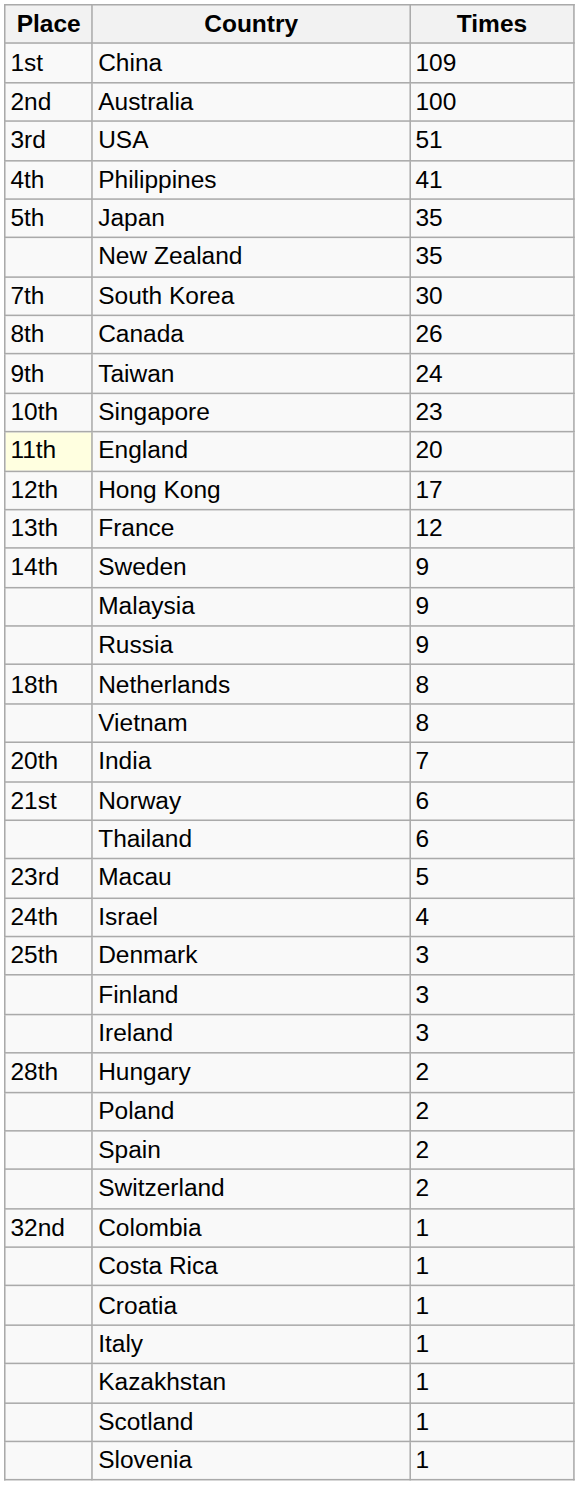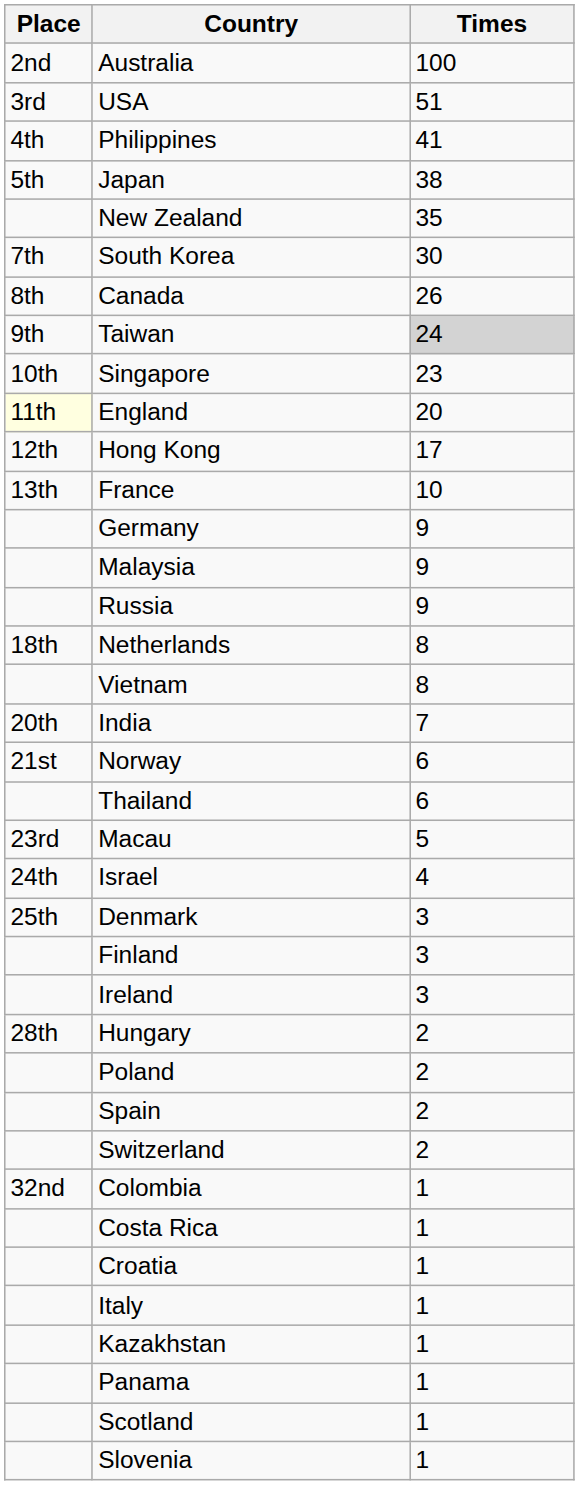- row: (130, 62)
(429, 218) 35 -> (429, 179) 38
(429, 373) no background -> (429, 334) lightgrey background
(429, 528) 12 -> (429, 489) 10
- row: (142, 567)
+ row: (149, 528)
+ row: (144, 1382)
